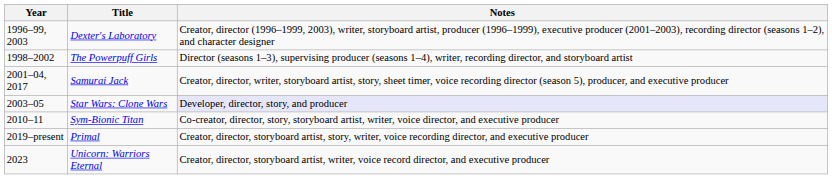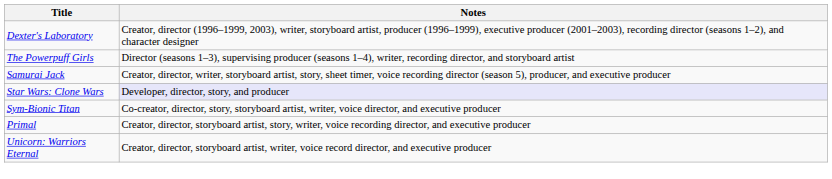- column: (36, 12)
